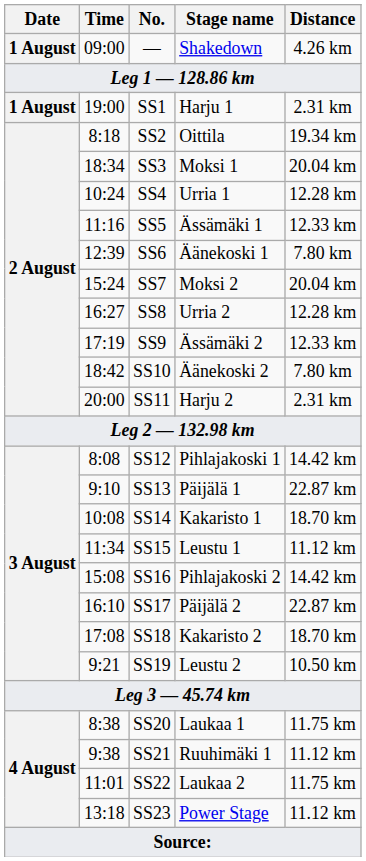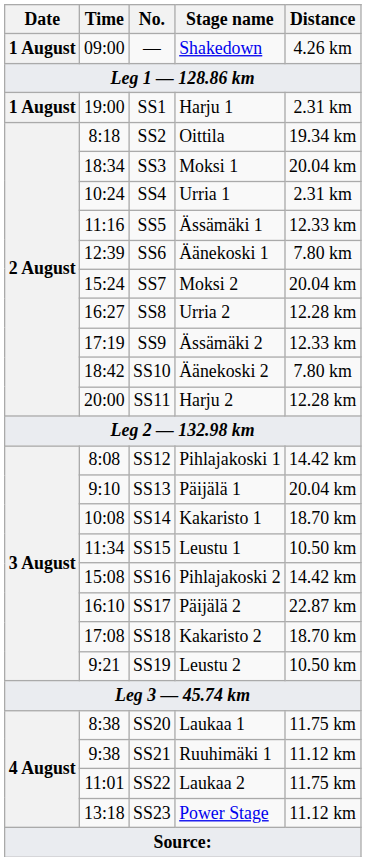(323, 195) 12.28 km -> (323, 195) 2.31 km
(323, 400) 2.31 km -> (323, 400) 12.28 km
(323, 489) 22.87 km -> (323, 489) 20.04 km
(323, 547) 11.12 km -> (323, 547) 10.50 km
